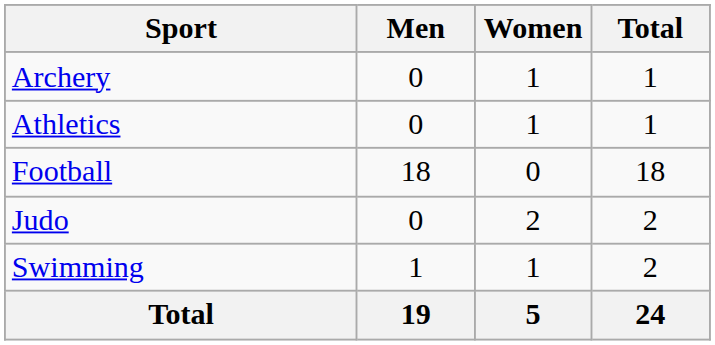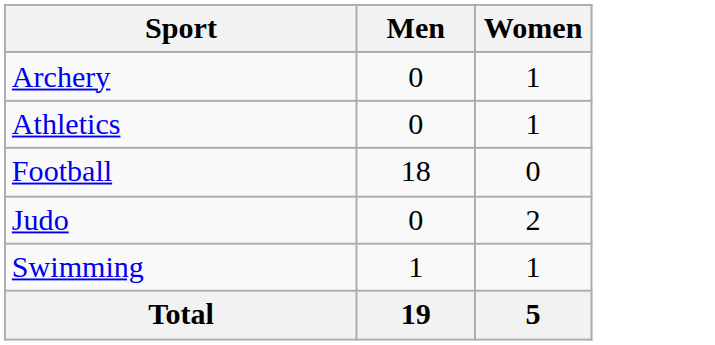- column: (650, 28)
